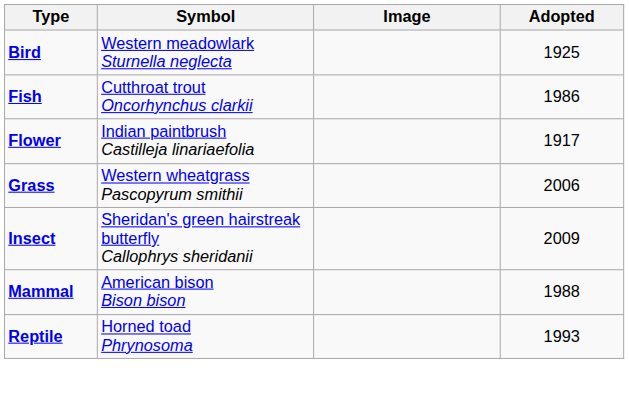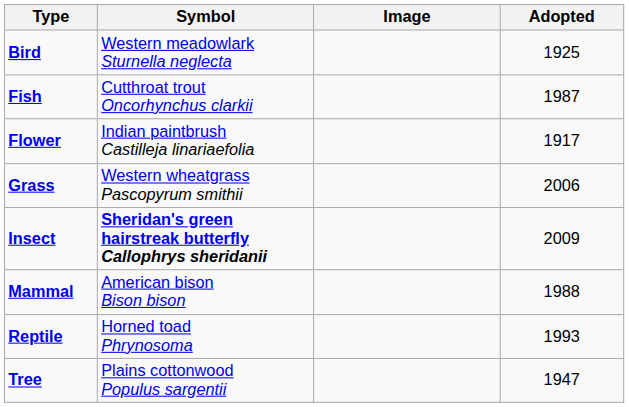(562, 96) 1986 -> (562, 96) 1987
(201, 238) normal -> (184, 238) bold
+ row: (25, 380)
